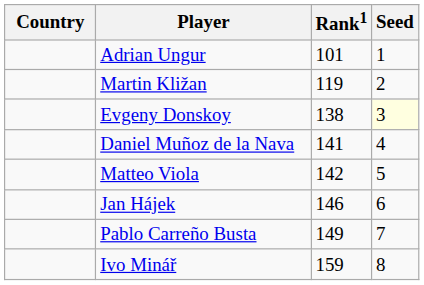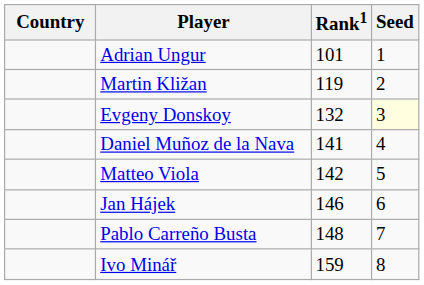(330, 114) 138 -> (330, 114) 132
(330, 234) 149 -> (330, 234) 148
